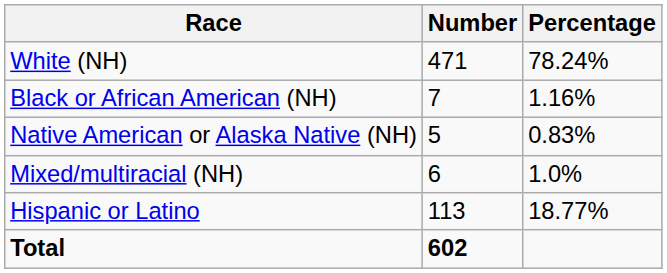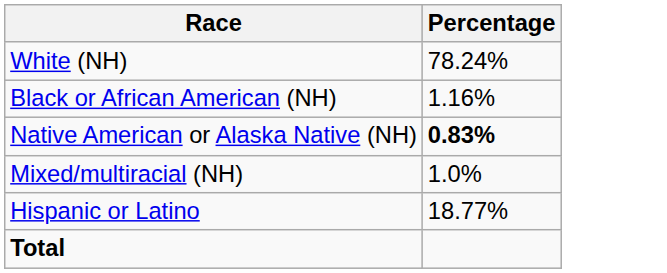- column: (473, 23)
(562, 135) normal -> (461, 135) bold
